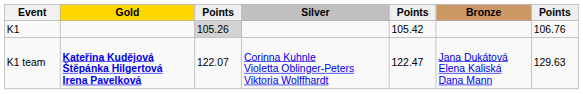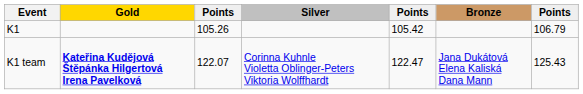(213, 29) lightgrey background -> (213, 29) no background
(550, 29) 106.76 -> (550, 29) 106.79
(550, 63) 129.63 -> (550, 63) 125.43
